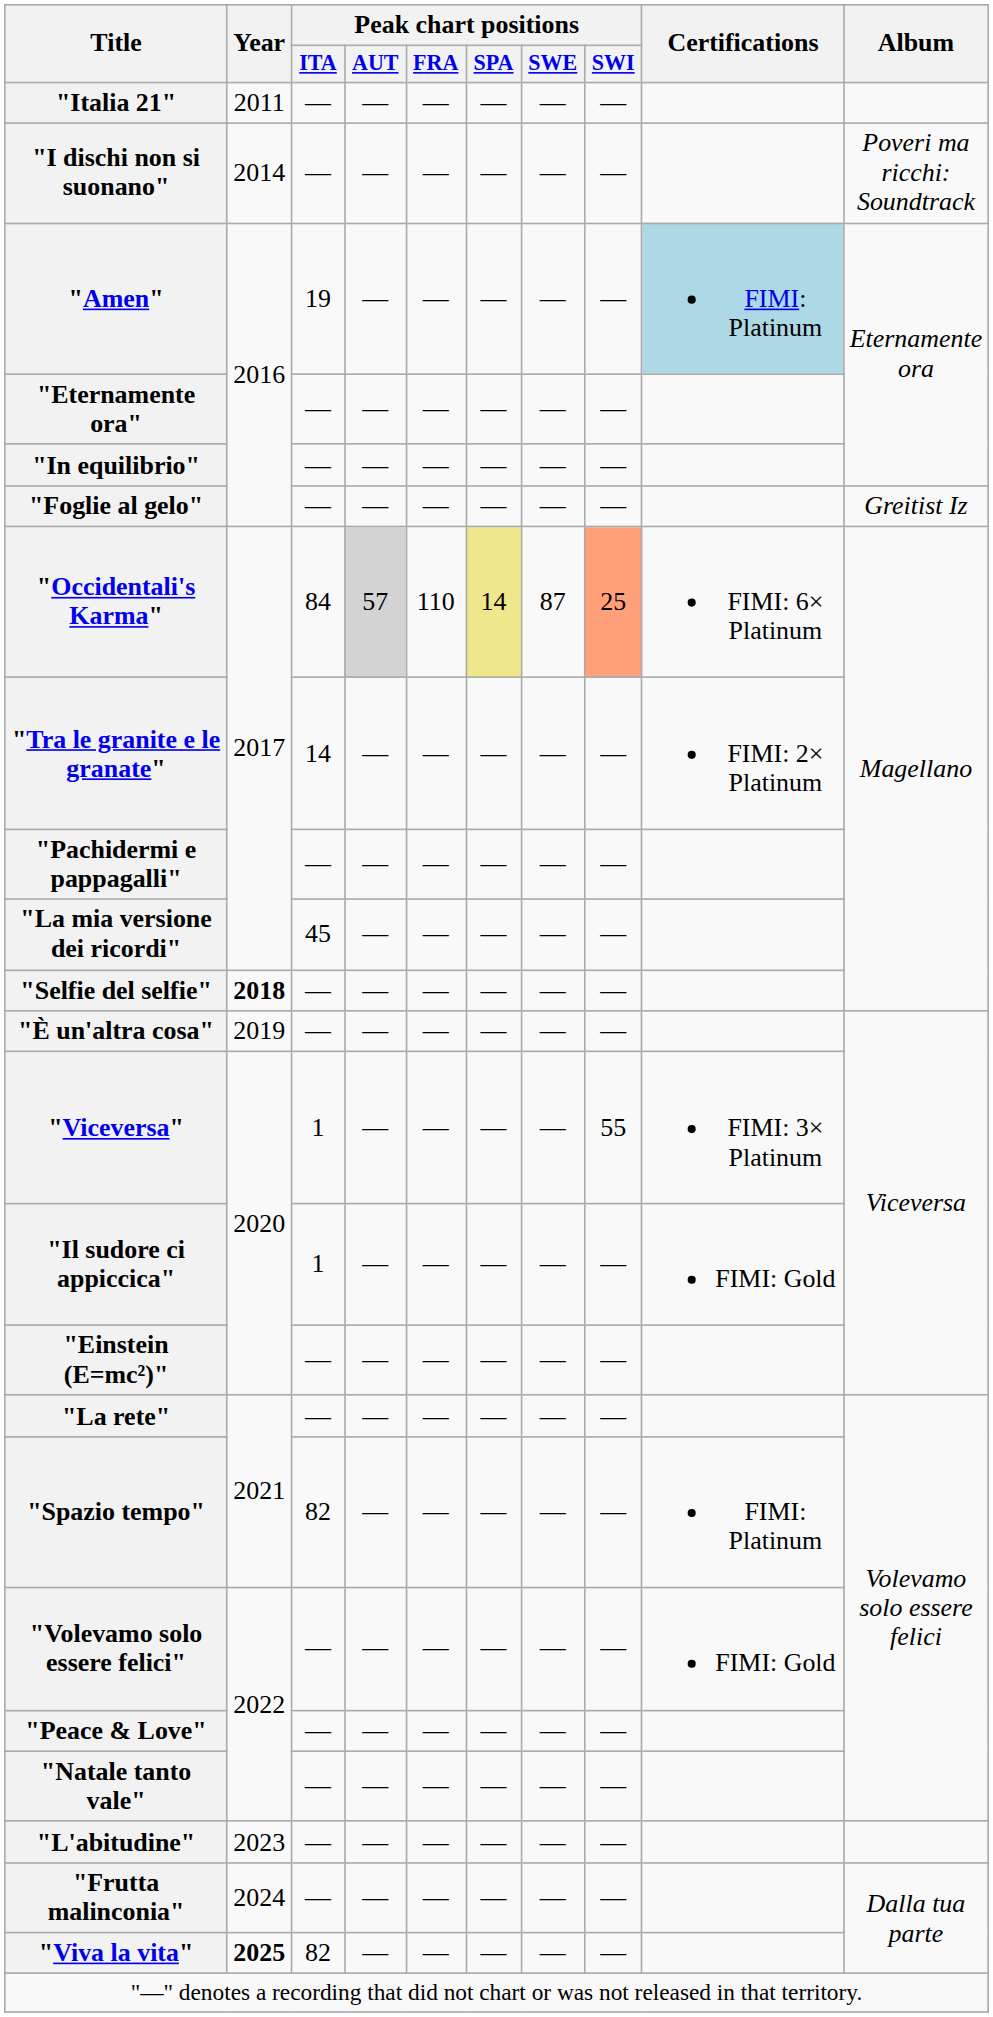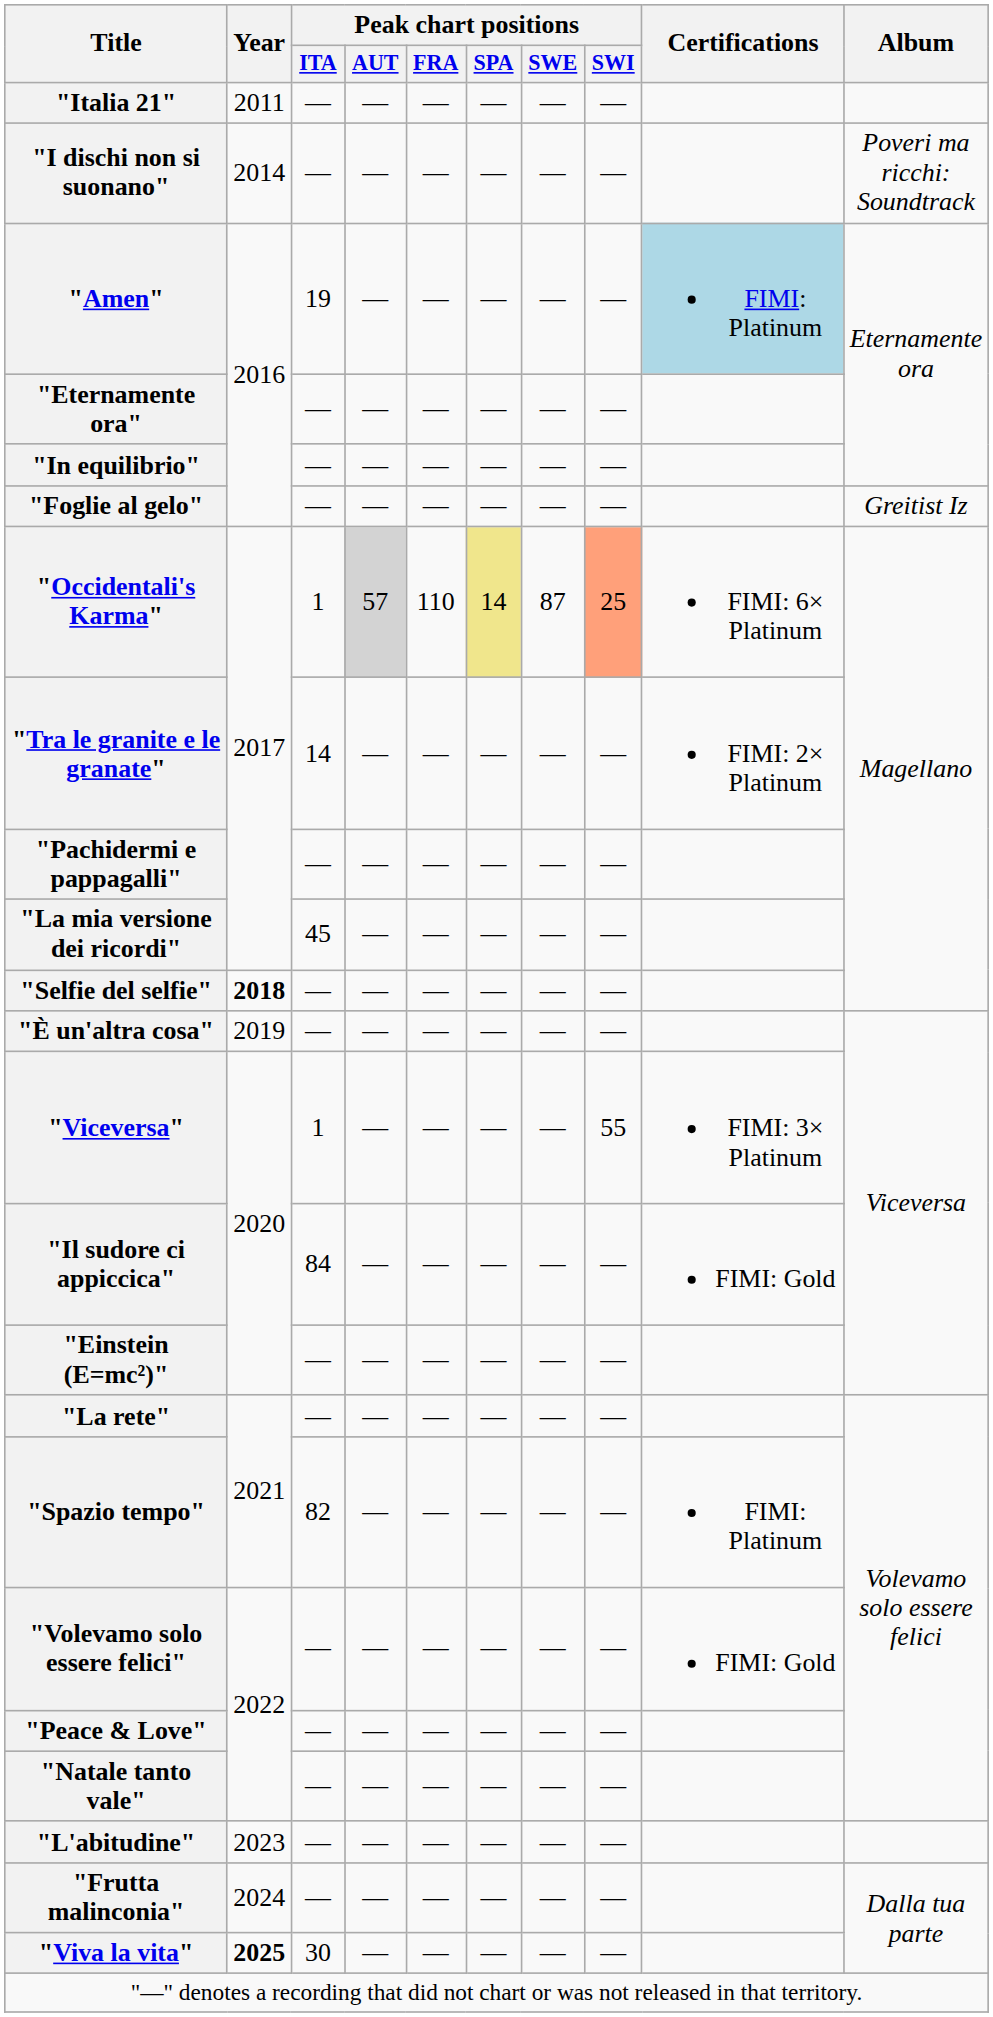(318, 601) 84 -> (318, 601) 1
(318, 1263) 1 -> (318, 1263) 84
(318, 1952) 82 -> (318, 1952) 30
